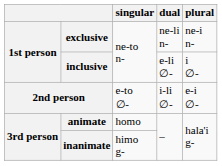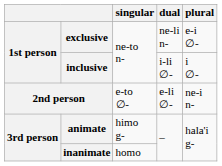(194, 36) ne-i n- -> (192, 37) e-i ∅-
(167, 67) e-li ∅- -> (166, 67) i-li ∅-
(166, 97) i-li ∅- -> (167, 98) e-li ∅-
(192, 97) e-i ∅- -> (194, 98) ne-i n-
(128, 121) homo -> (127, 128) himo g-
(127, 145) himo g- -> (128, 152) homo
